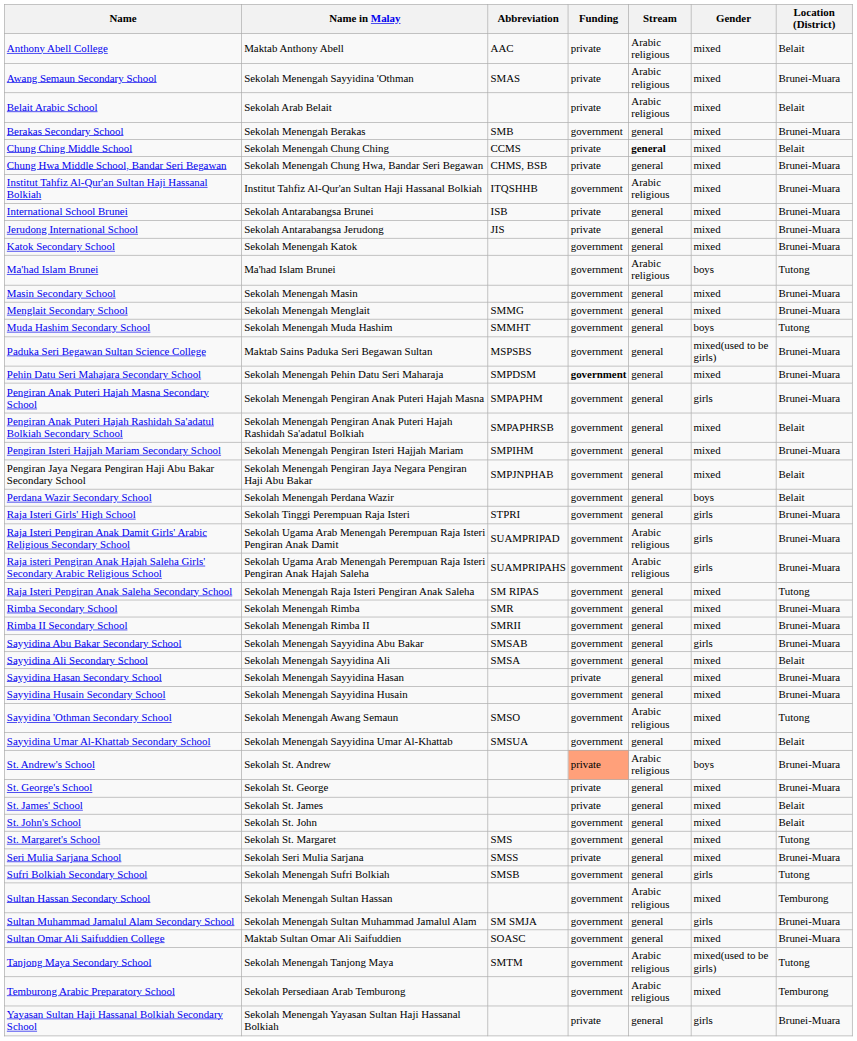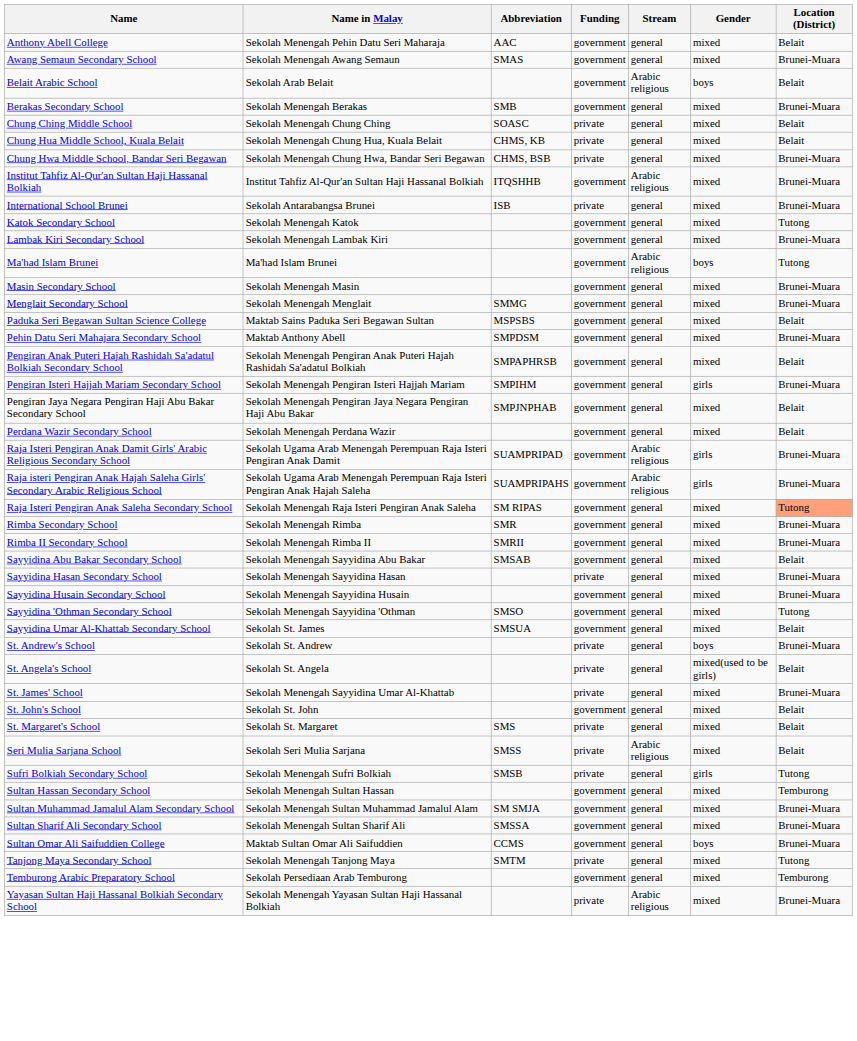(294, 48) Maktab Anthony Abell -> (345, 42) Sekolah Menengah Pehin Datu Seri Maharaja
(586, 48) private -> (600, 42) government
(650, 48) Arabic religious -> (647, 42) general
(329, 78) Sekolah Menengah Sayyidina 'Othman -> (323, 59) Sekolah Menengah Awang Semaun
(586, 78) private -> (600, 59) government
(650, 78) Arabic religious -> (647, 59) general
(586, 107) private -> (600, 83) government
(707, 107) mixed -> (703, 83) boys
(506, 148) CCMS -> (511, 123) SOASC
(649, 148) bold -> (647, 123) normal
+ row: (95, 141)
- row: (72, 229)
(809, 246) Brunei-Muara -> (794, 222) Tutong
+ row: (76, 239)
- row: (79, 328)
(731, 351) mixed(used to be girls) -> (707, 320) mixed
(809, 351) Brunei-Muara -> (791, 320) Belait
(344, 374) Sekolah Menengah Pehin Datu Seri Maharaja -> (296, 338) Maktab Anthony Abell
(599, 374) bold -> (600, 338) normal
- row: (108, 398)
(707, 451) mixed -> (703, 384) girls
(704, 497) boys -> (707, 431) mixed
- row: (71, 515)
(794, 591) no background -> (794, 507) lightsalmon background
(703, 643) girls -> (707, 559) mixed
(809, 643) Brunei-Muara -> (791, 559) Belait
- row: (77, 660)
(321, 718) Sekolah Menengah Awang Semaun -> (330, 611) Sekolah Menengah Sayyidina 'Othman
(650, 718) Arabic religious -> (647, 611) general
(348, 741) Sekolah Menengah Sayyidina Umar Al-Khattab -> (285, 628) Sekolah St. James
(586, 765) lightsalmon background -> (589, 645) no background
(650, 765) Arabic religious -> (647, 645) general
+ row: (49, 669)
- row: (50, 788)
(284, 805) Sekolah St. James -> (350, 692) Sekolah Menengah Sayyidina Umar Al-Khattab
(792, 805) Belait -> (809, 692) Brunei-Muara
(597, 840) government -> (589, 727) private
(794, 840) Tutong -> (791, 727) Belait
(647, 857) general -> (650, 750) Arabic religious
(809, 857) Brunei-Muara -> (791, 750) Belait
(597, 874) government -> (589, 773) private
(650, 898) Arabic religious -> (647, 791) general
(703, 921) girls -> (707, 808) mixed
+ row: (84, 825)
(508, 938) SOASC -> (509, 842) CCMS
(707, 938) mixed -> (703, 842) boys
(597, 962) government -> (589, 860) private
(650, 962) Arabic religious -> (647, 860) general
(731, 962) mixed(used to be girls) -> (707, 860) mixed
(650, 991) Arabic religious -> (647, 877) general
(647, 1021) general -> (650, 900) Arabic religious
(703, 1021) girls -> (707, 900) mixed
